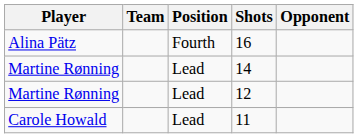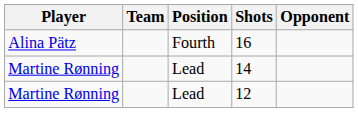- row: (243, 119)
